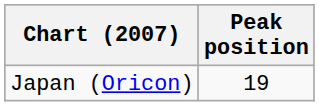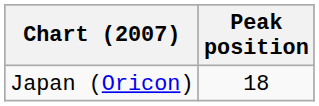(256, 83) 19 -> (256, 83) 18
